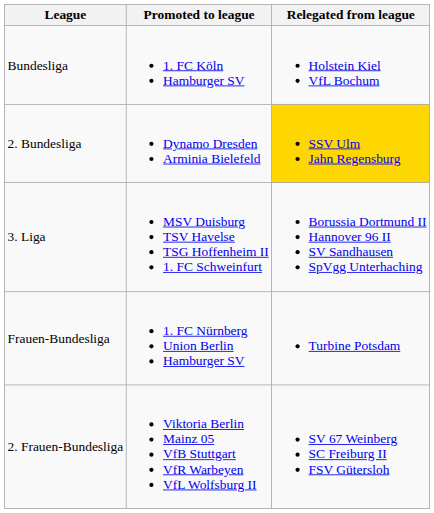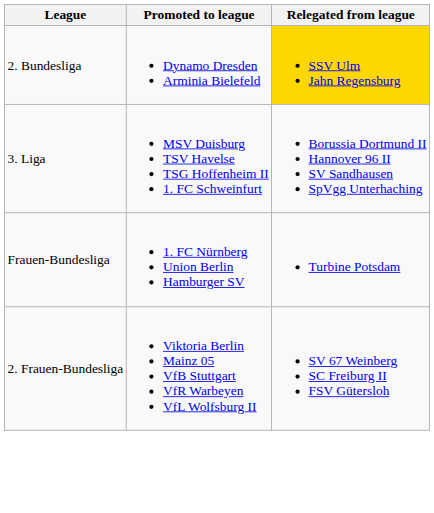- row: (38, 65)
